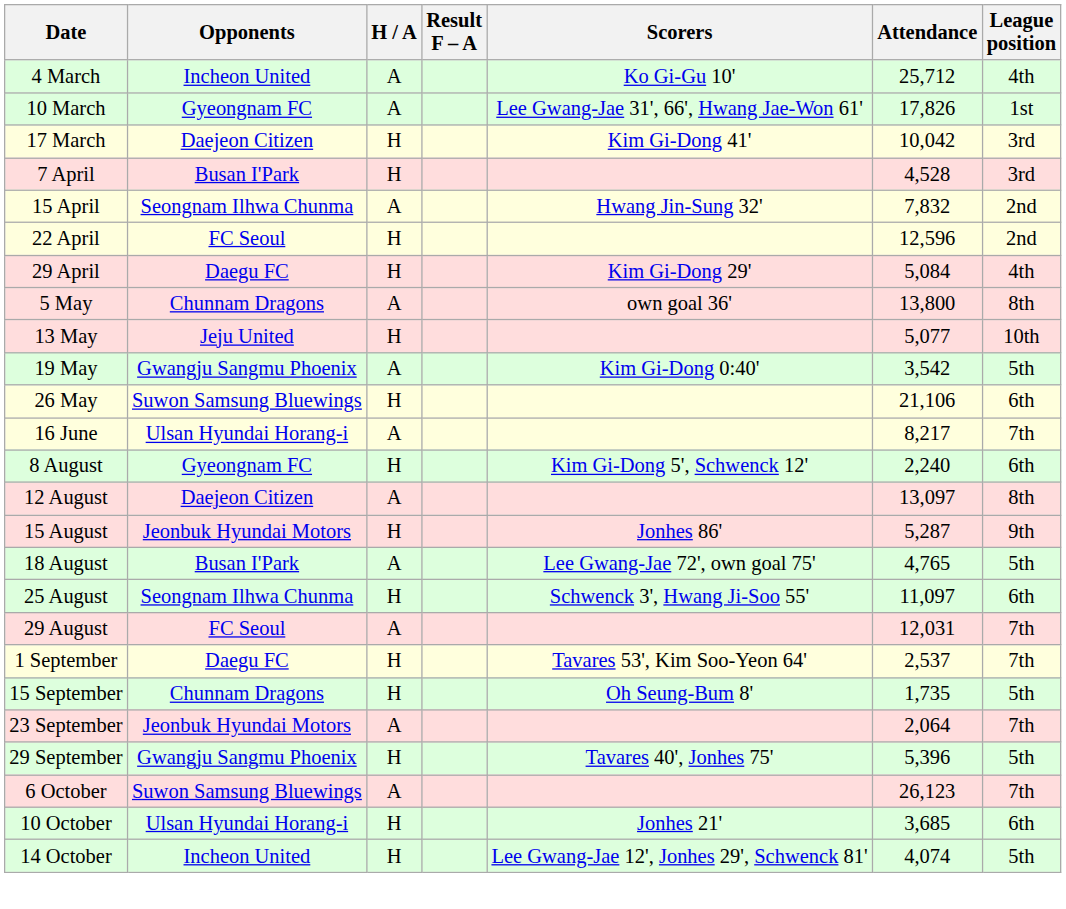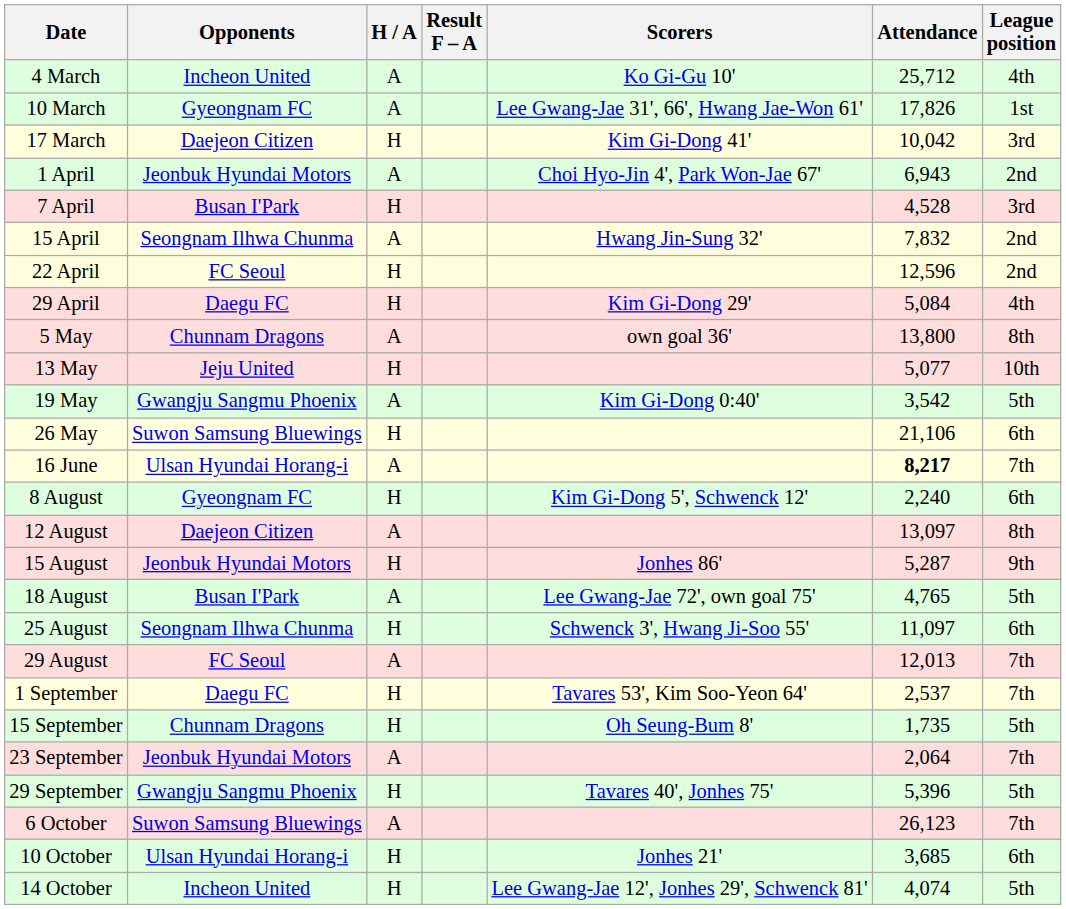+ row: (66, 173)
(927, 433) normal -> (927, 466) bold
(927, 628) 12,031 -> (927, 660) 12,013
